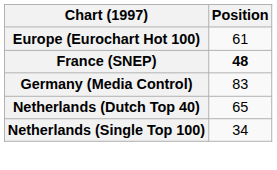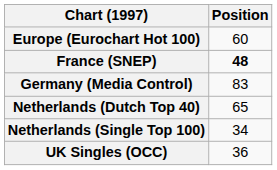(240, 38) 61 -> (240, 38) 60
+ row: (106, 152)
